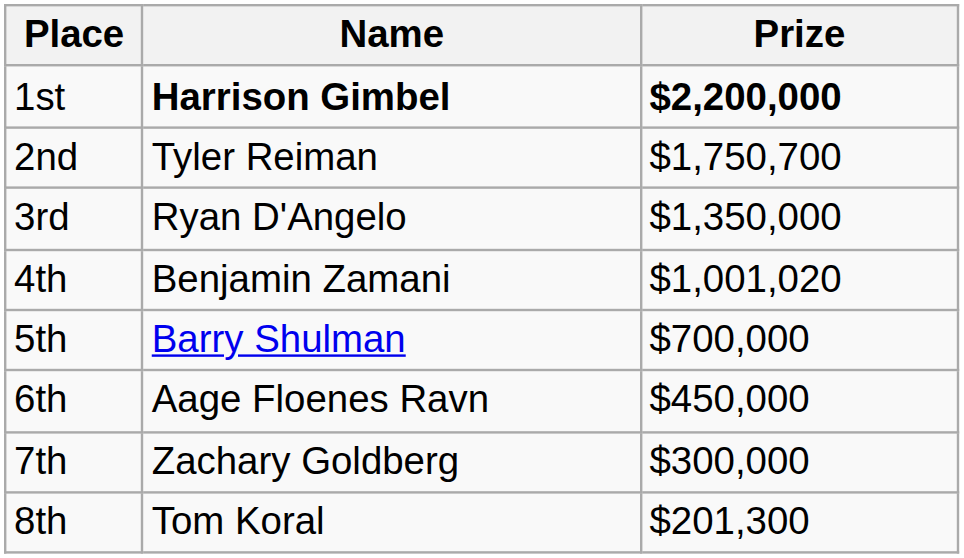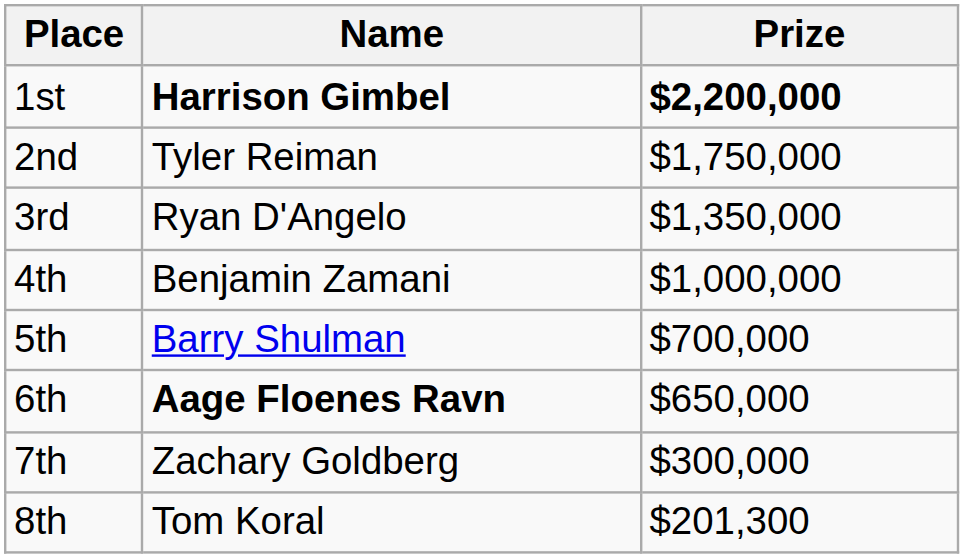(746, 156) $1,750,700 -> (746, 156) $1,750,000
(746, 278) $1,001,020 -> (746, 278) $1,000,000
(320, 400) normal -> (329, 400) bold
(730, 400) $450,000 -> (730, 400) $650,000
